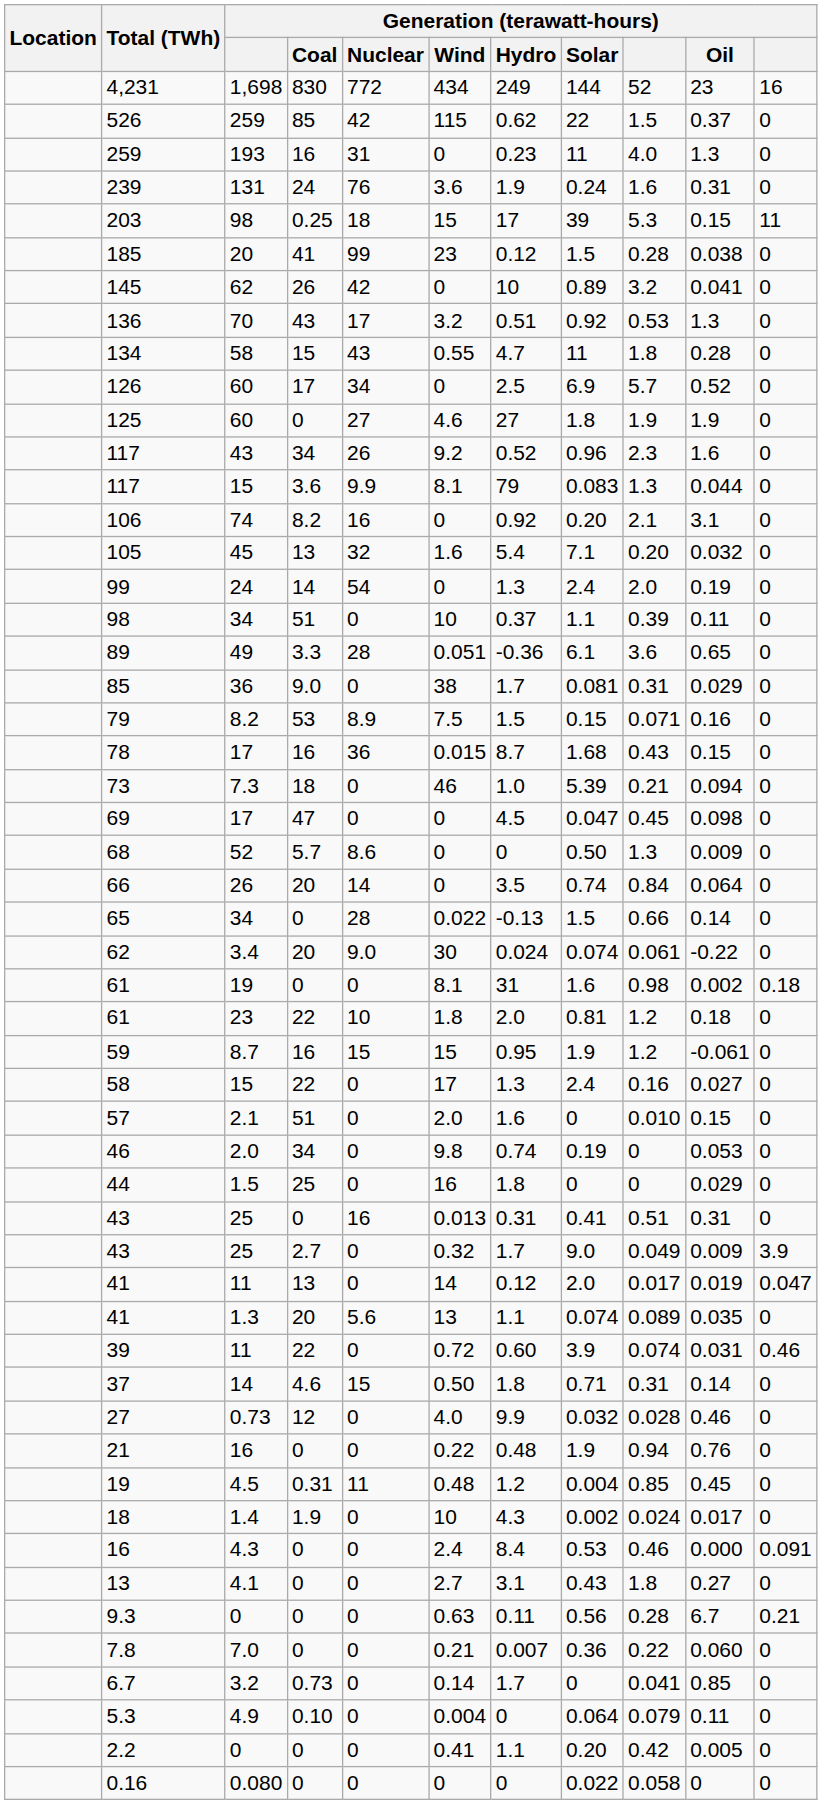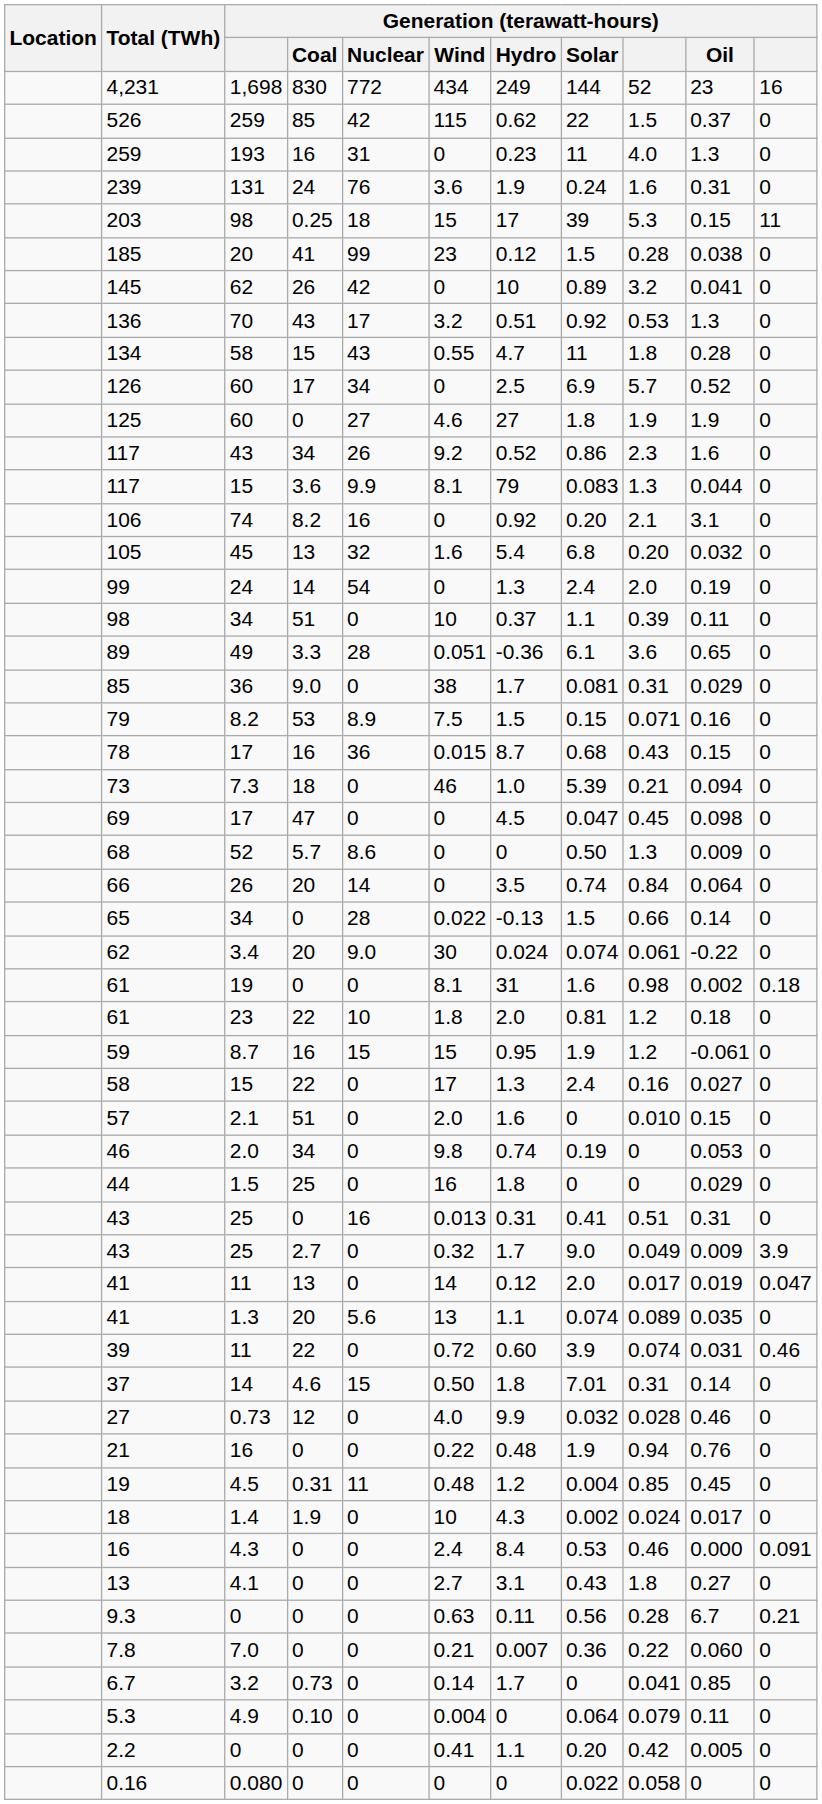(586, 453) 0.96 -> (586, 453) 0.86
(581, 552) 7.1 -> (581, 552) 6.8
(586, 752) 1.68 -> (586, 752) 0.68
(586, 1384) 0.71 -> (586, 1384) 7.01
